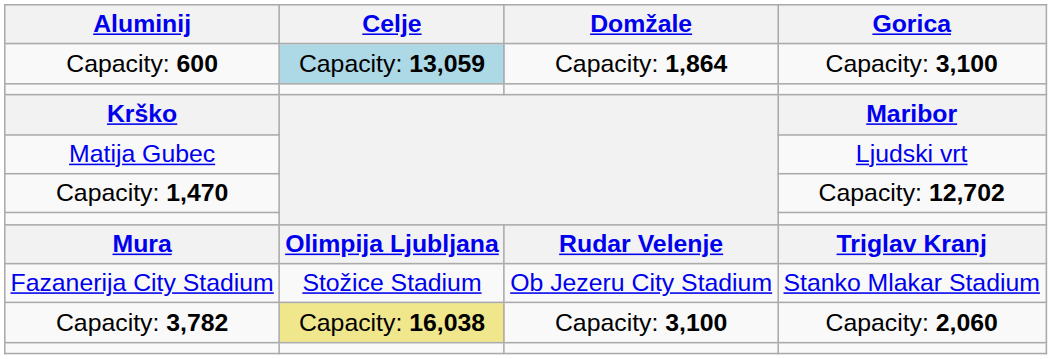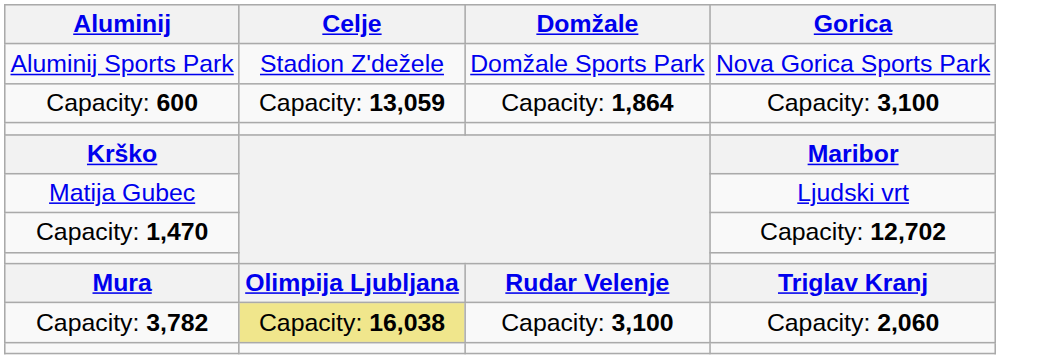+ row: (122, 63)
(392, 63) lightblue background -> (352, 102) no background
- row: (142, 283)
